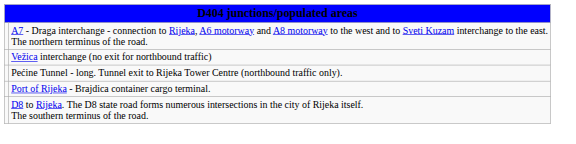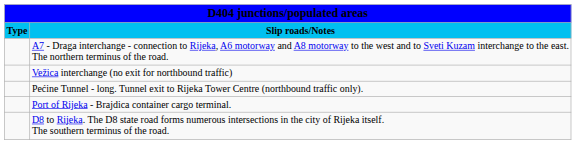+ row: (300, 30)
